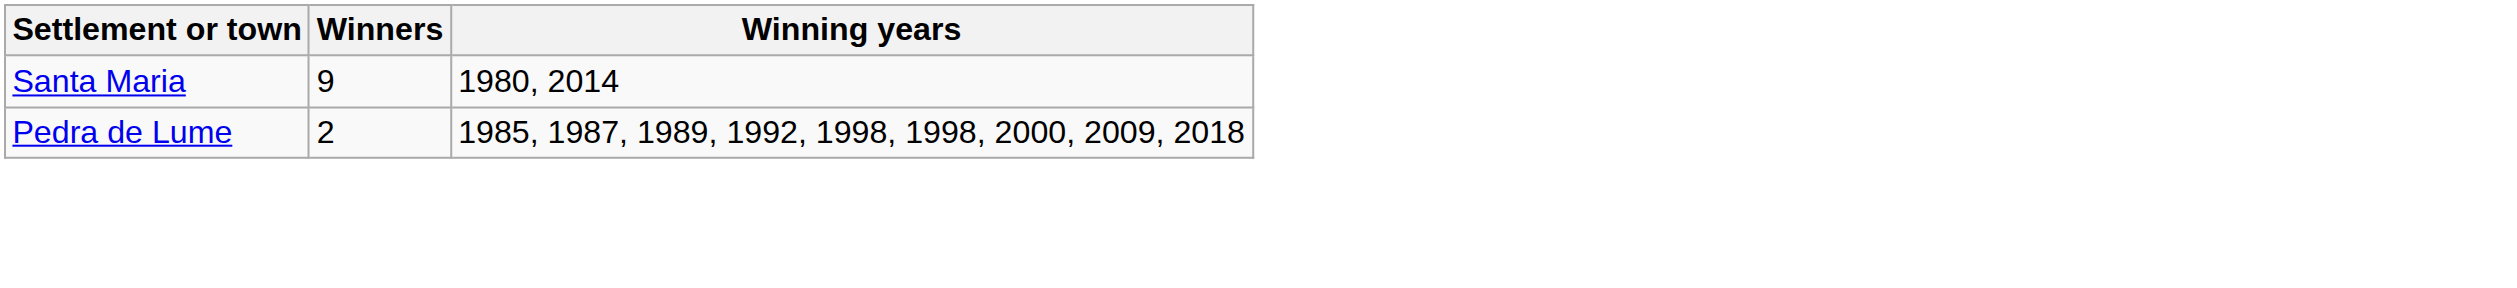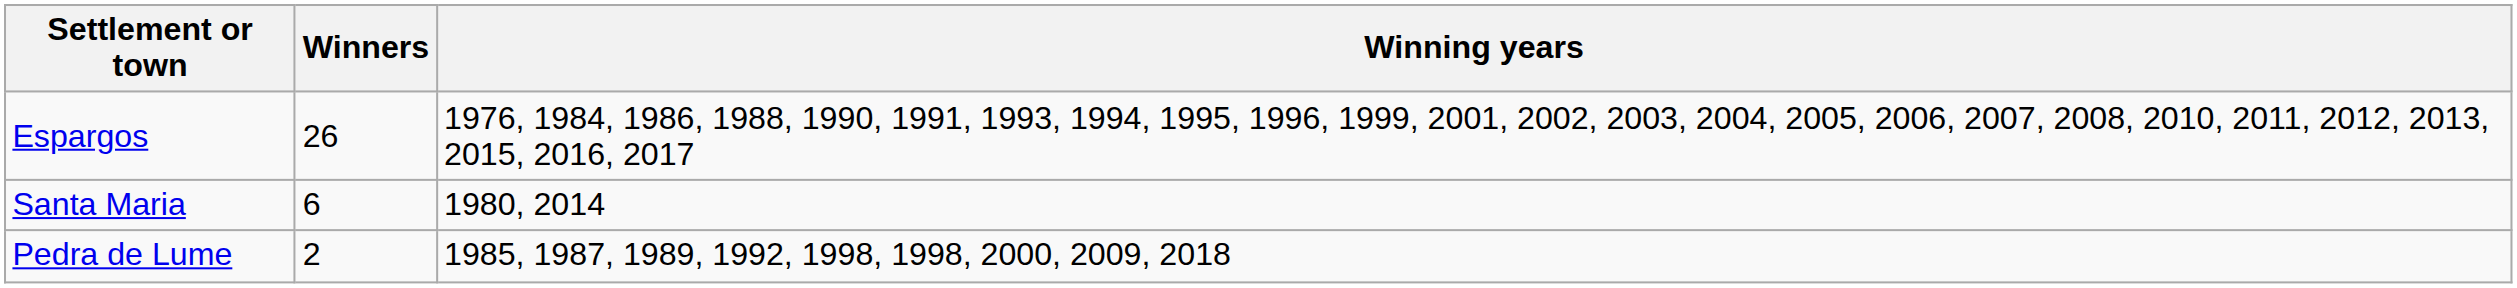+ row: (80, 135)
(326, 81) 9 -> (312, 204) 6
